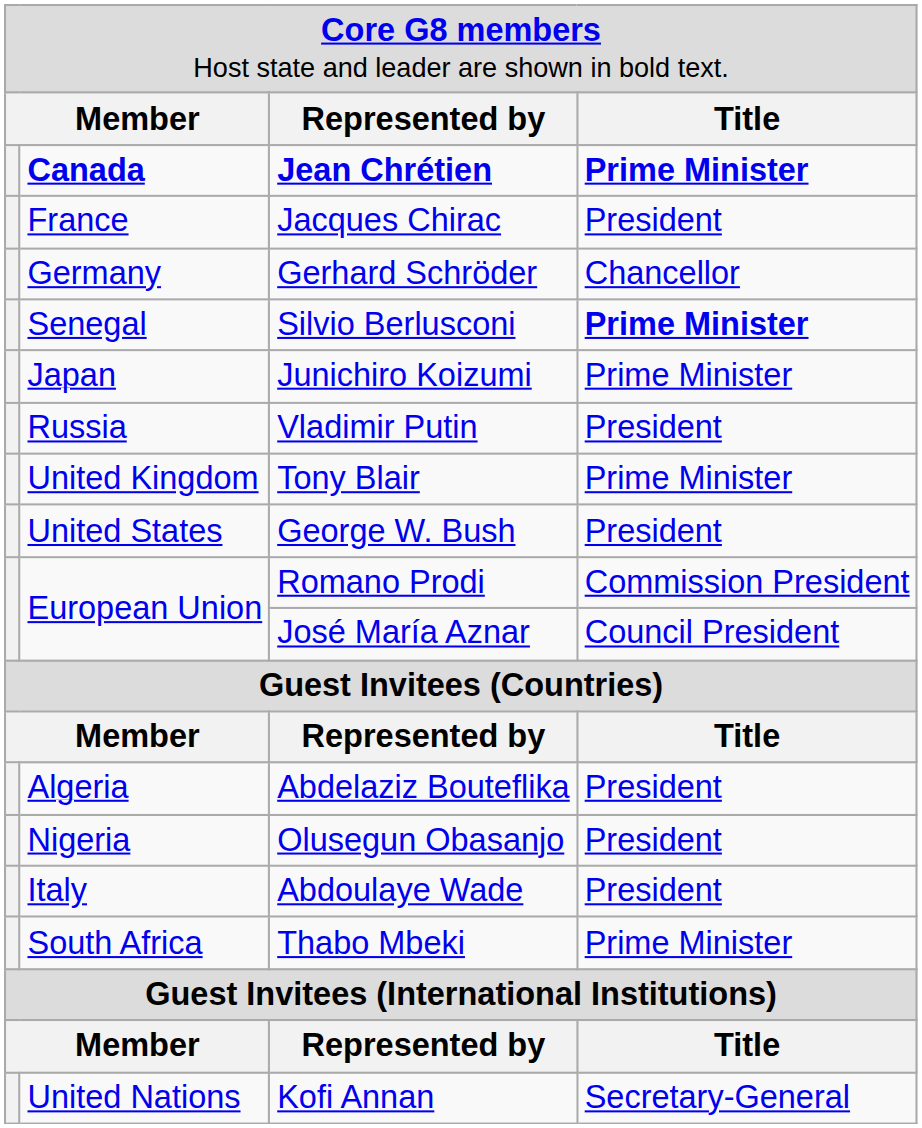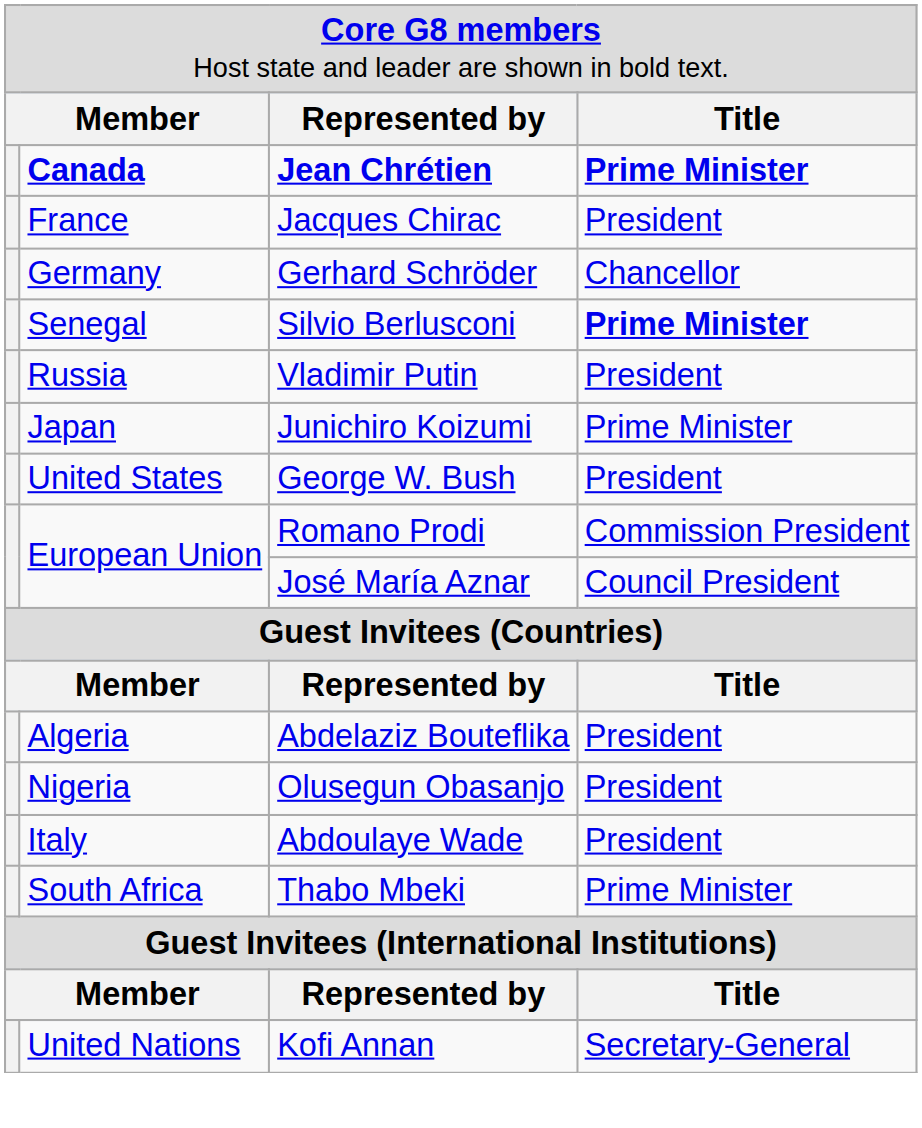rows swapped: (404, 375) <-> (377, 427)
- row: (348, 478)
